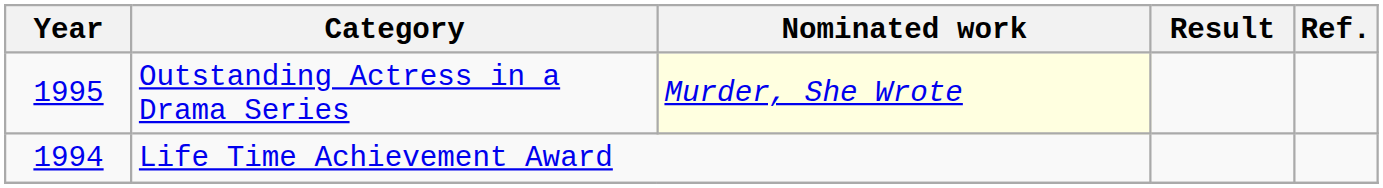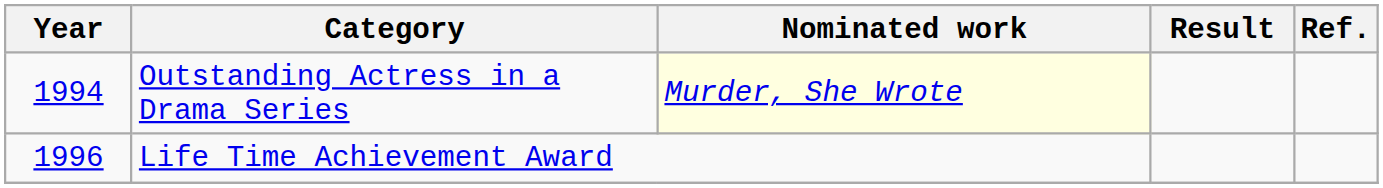(69, 94) 1995 -> (69, 94) 1994
(69, 158) 1994 -> (69, 158) 1996
